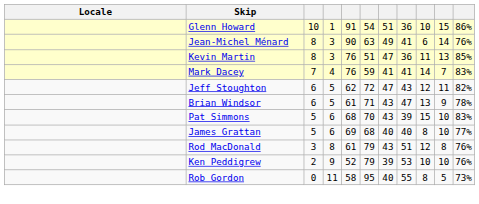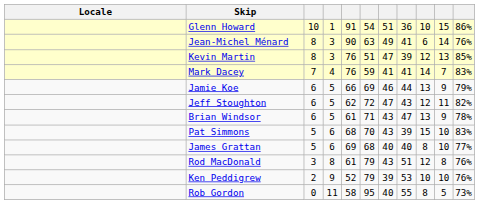(407, 57) 36 -> (407, 57) 39
(425, 57) 11 -> (425, 57) 12
+ row: (213, 87)
